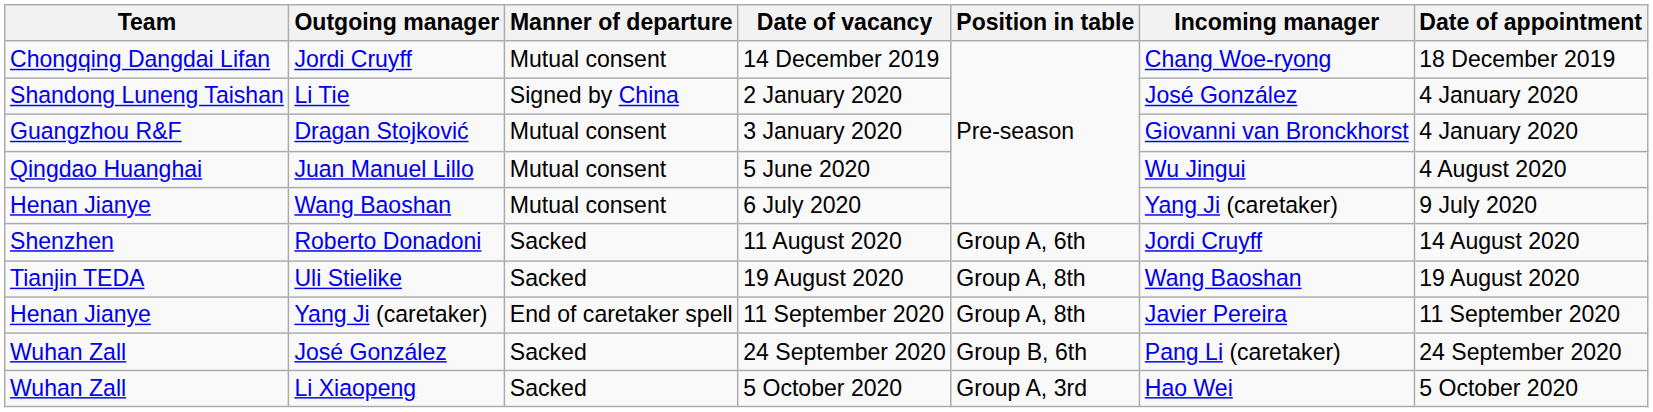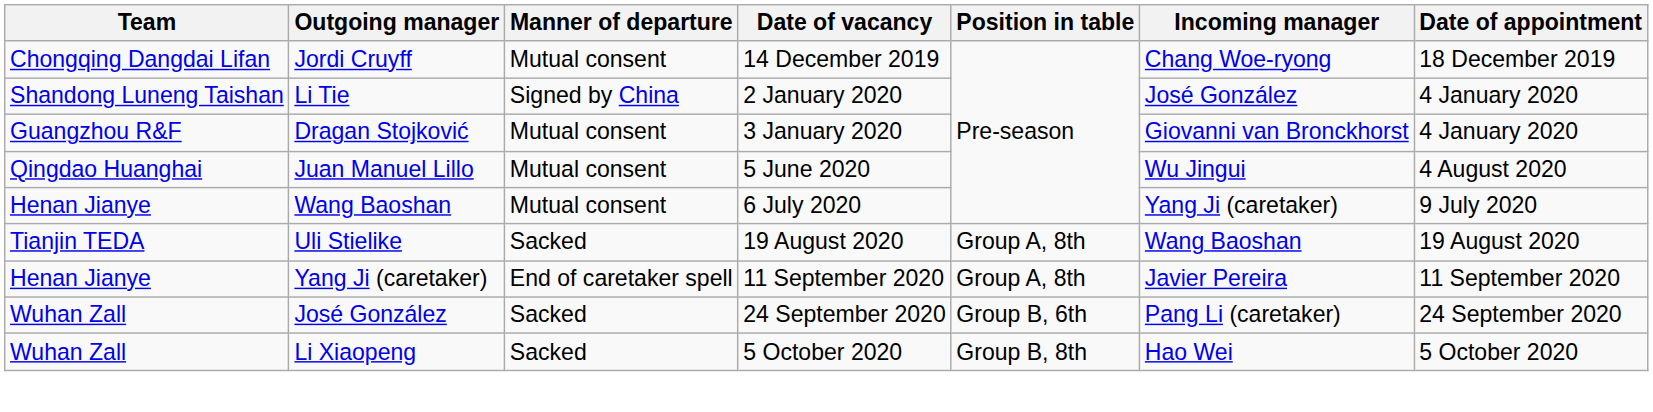- row: (388, 242)
(1022, 388) Group A, 3rd -> (1022, 351) Group B, 8th
